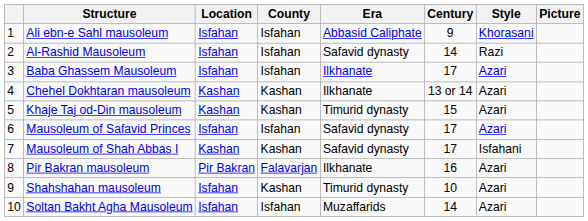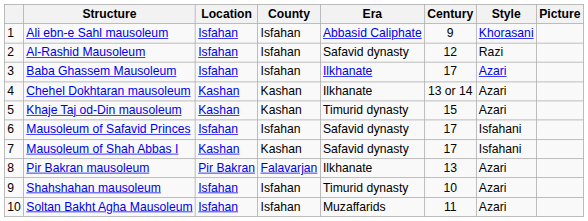(450, 52) 14 -> (450, 52) 12
(493, 129) Azari -> (500, 129) Isfahani
(450, 168) 16 -> (450, 168) 13
(281, 187) Kashan -> (281, 187) Isfahan
(450, 206) 14 -> (450, 206) 11
